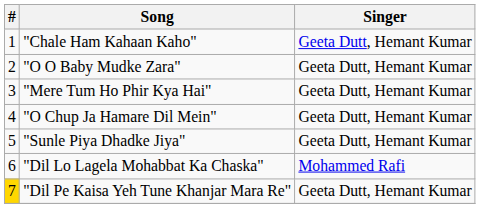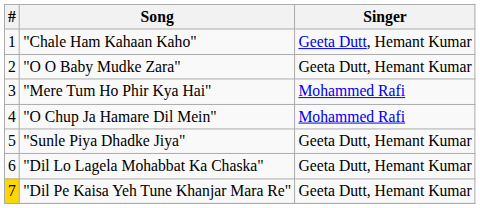(385, 91) Geeta Dutt, Hemant Kumar -> (352, 91) Mohammed Rafi
(385, 116) Geeta Dutt, Hemant Kumar -> (352, 116) Mohammed Rafi
(352, 166) Mohammed Rafi -> (385, 166) Geeta Dutt, Hemant Kumar
